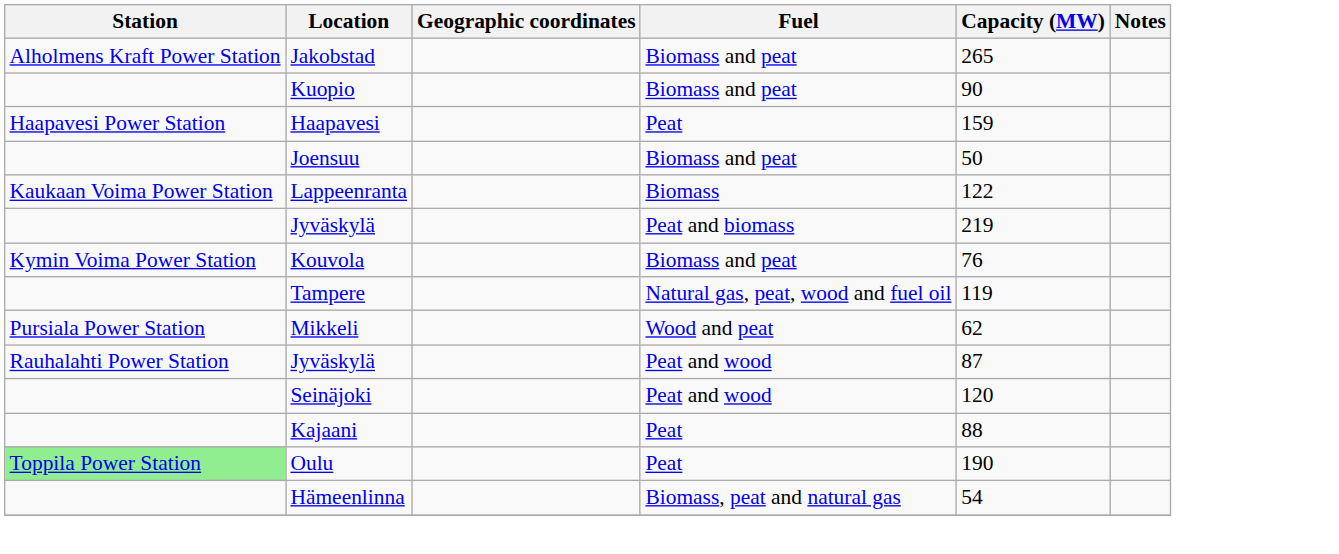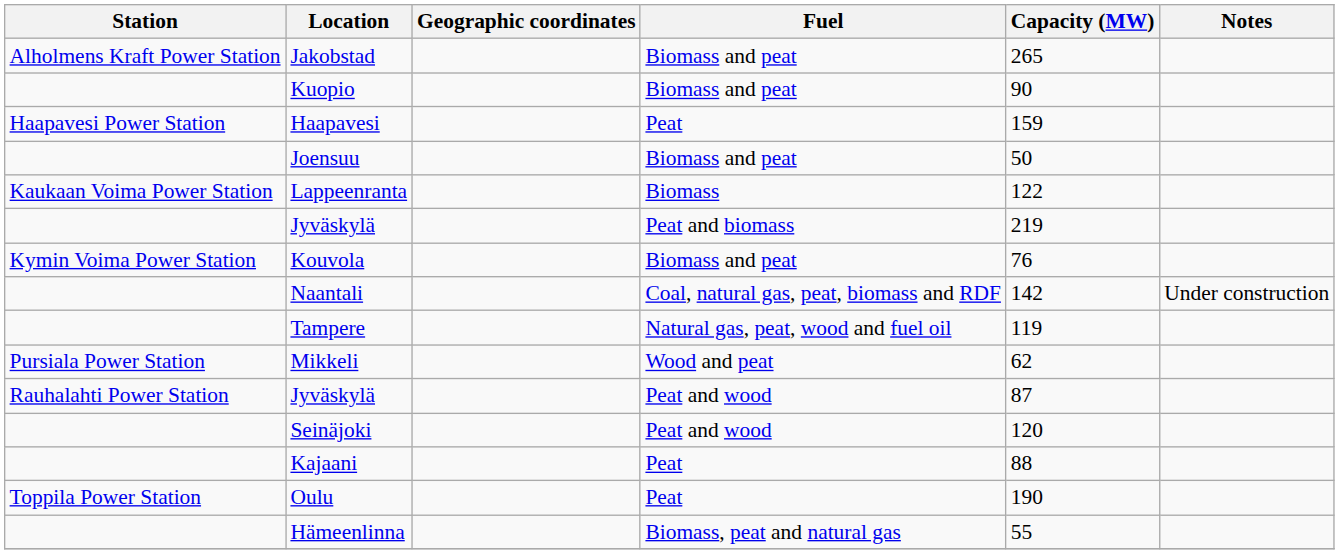+ row: (327, 293)
(105, 463) lightgreen background -> (105, 497) no background
(972, 497) 54 -> (1022, 531) 55
